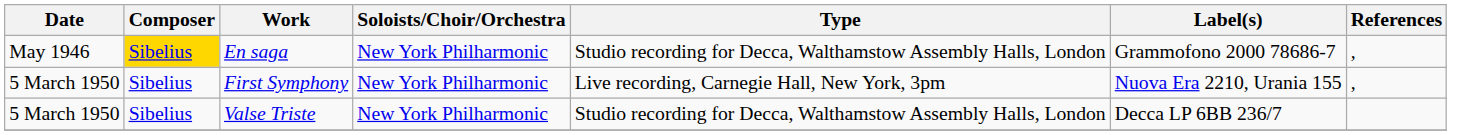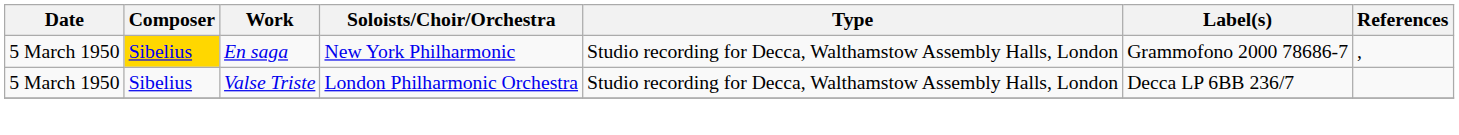(49, 51) May 1946 -> (64, 51) 5 March 1950
- row: (286, 82)
(453, 113) New York Philharmonic -> (451, 82) London Philharmonic Orchestra
